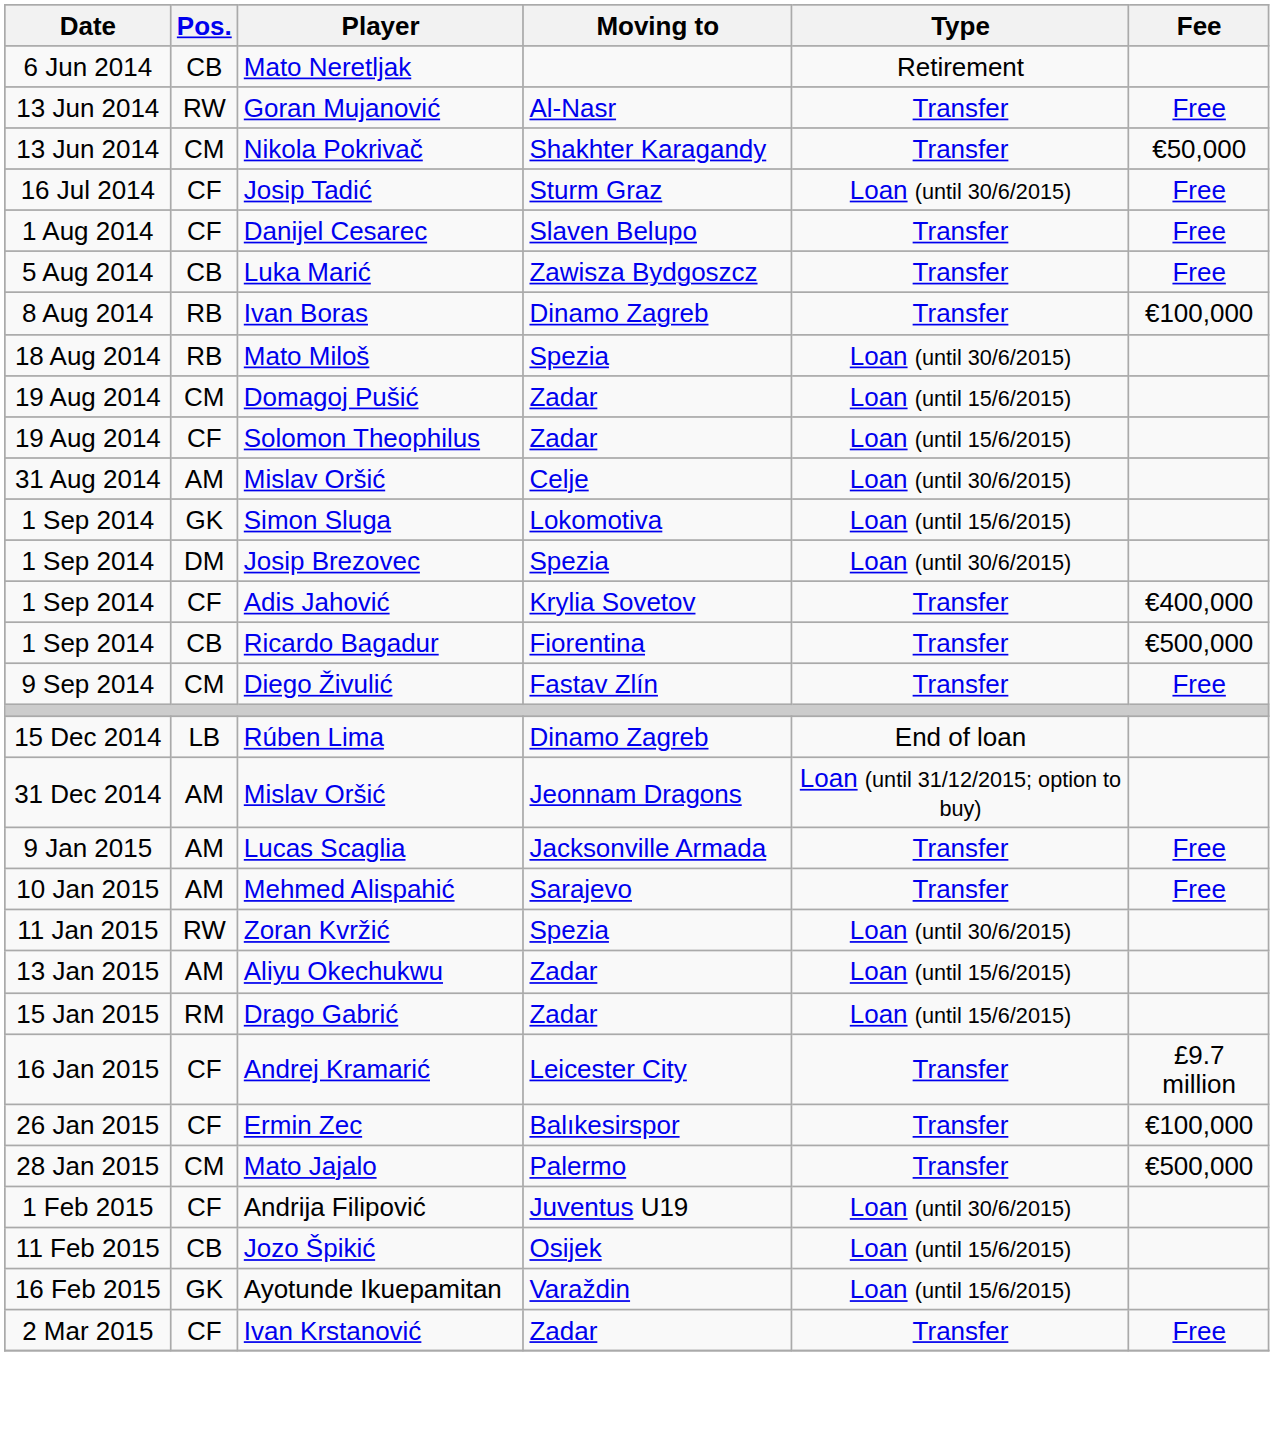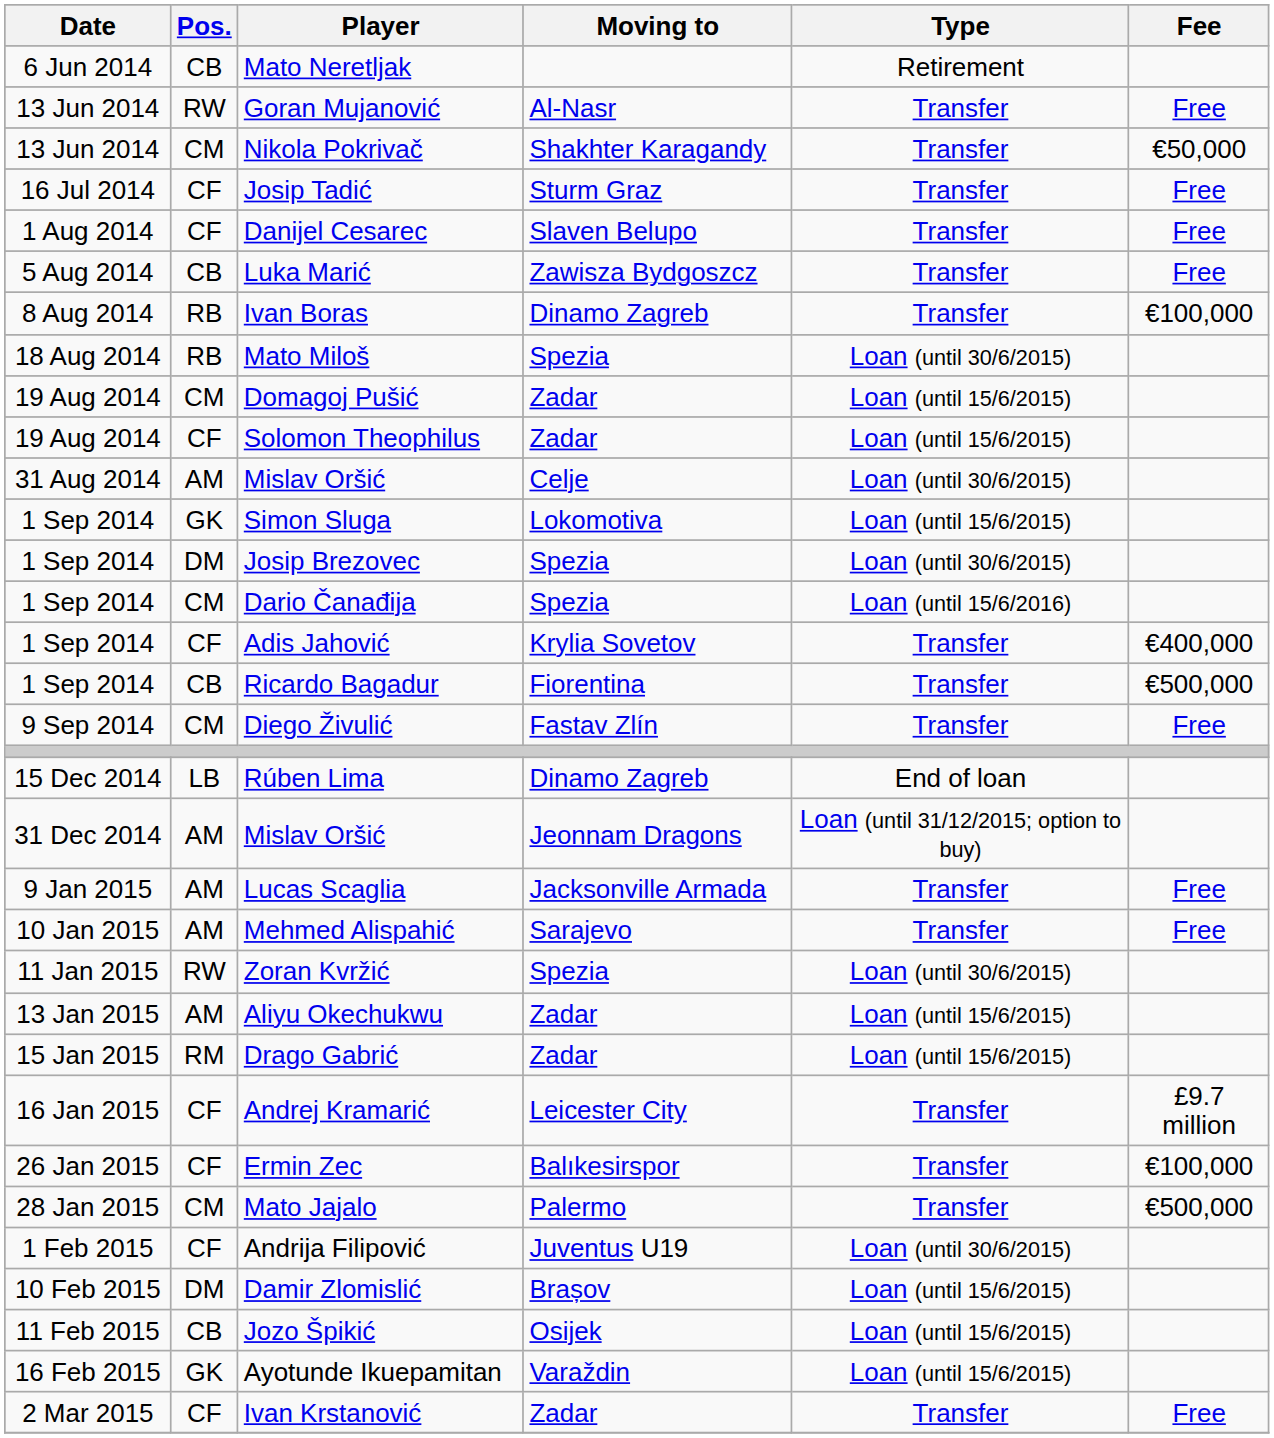(961, 190) Loan (until 30/6/2015) -> (960, 190) Transfer
+ row: (88, 602)
+ row: (88, 1289)
